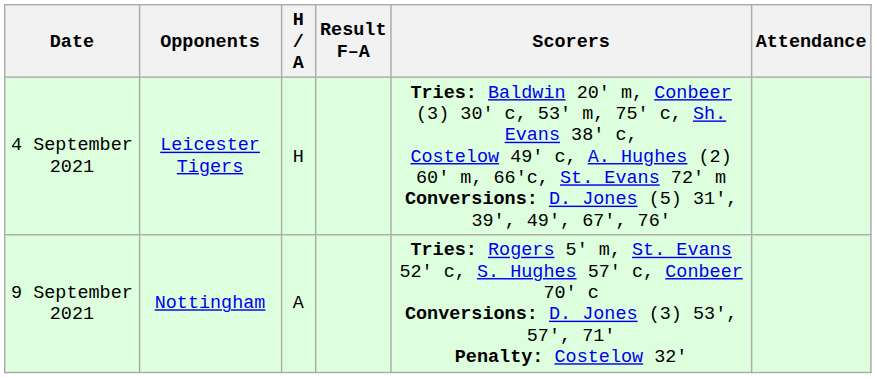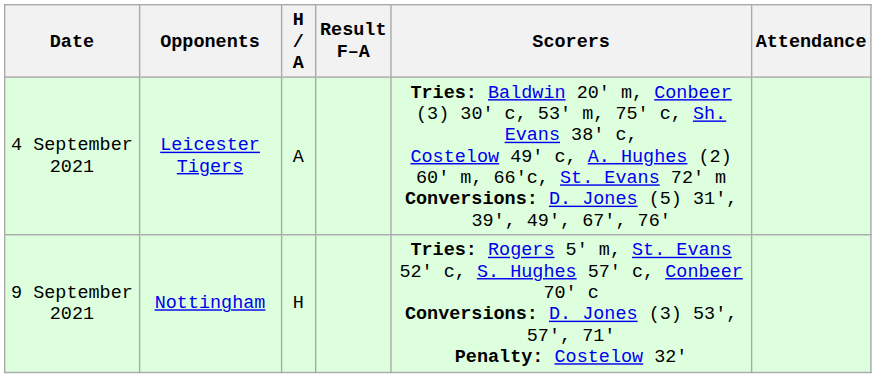(298, 156) H -> (298, 156) A
(298, 304) A -> (298, 304) H
